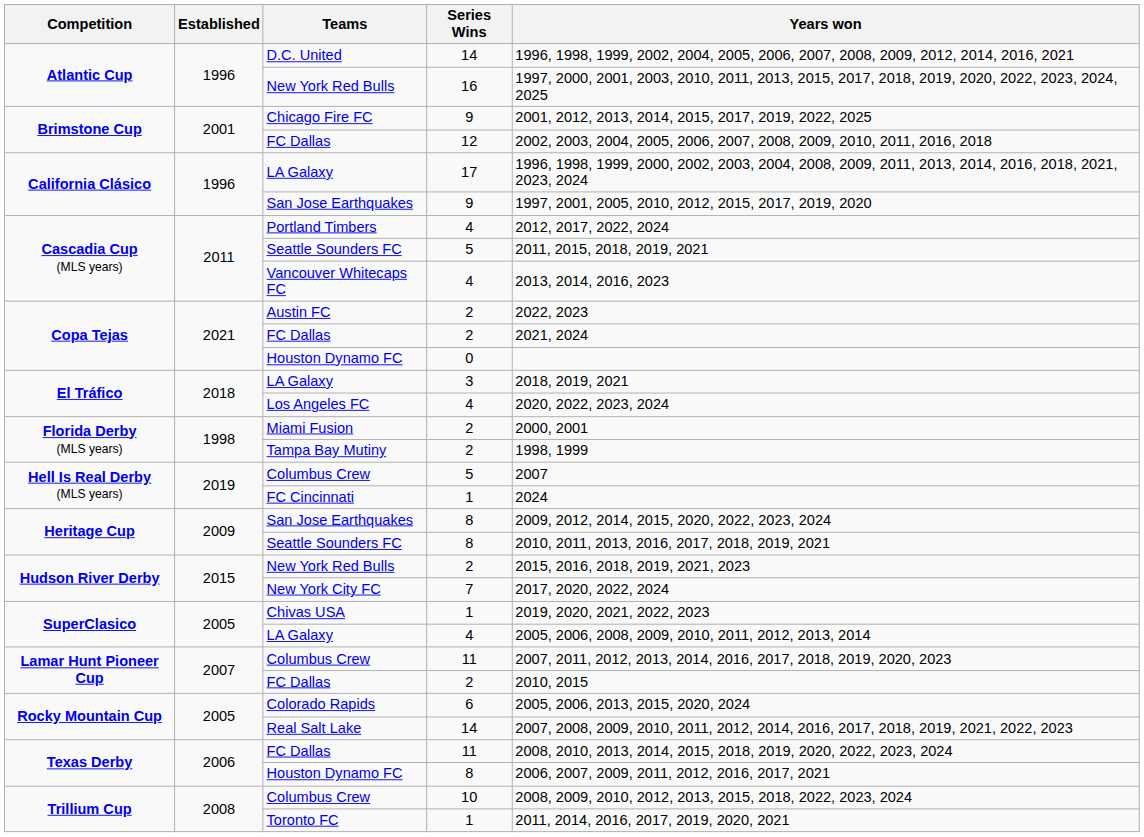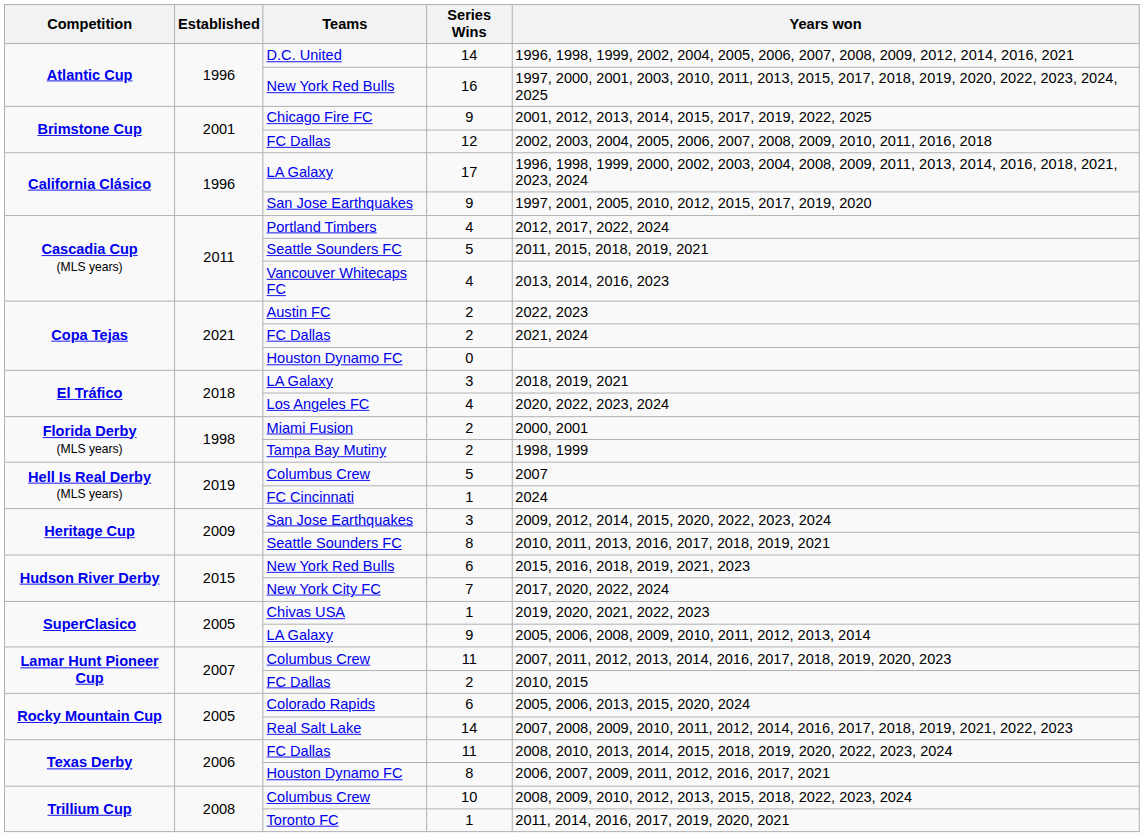(469, 520) 8 -> (469, 520) 3
(469, 566) 2 -> (469, 566) 6
(469, 635) 4 -> (469, 635) 9
